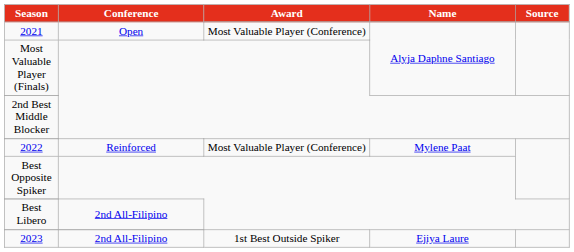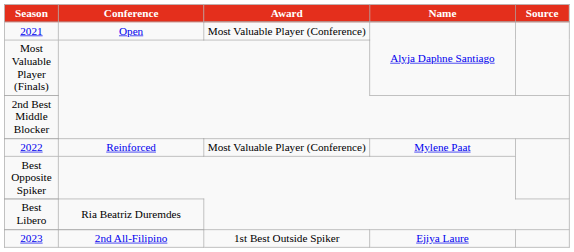(131, 214) 2nd All-Filipino -> (131, 214) Ria Beatriz Duremdes
